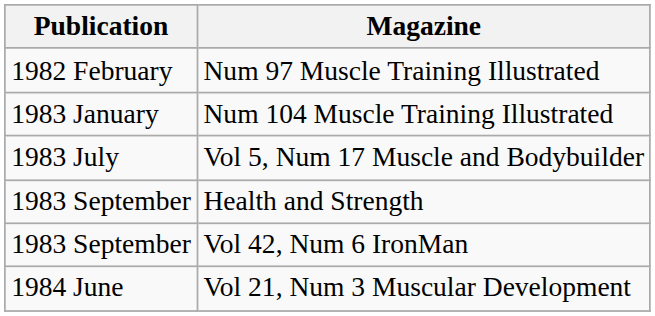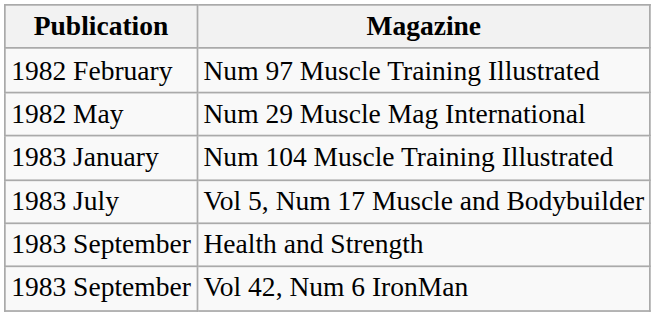+ row: (395, 113)
- row: (417, 288)
